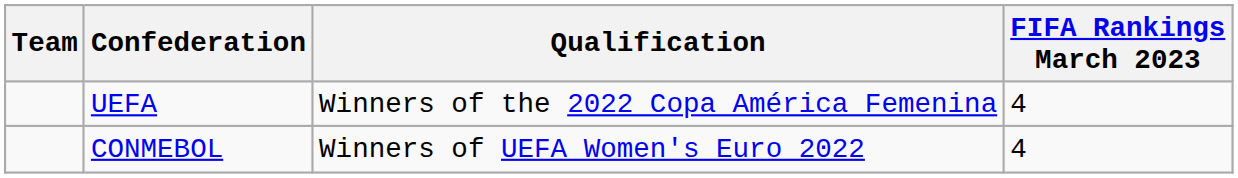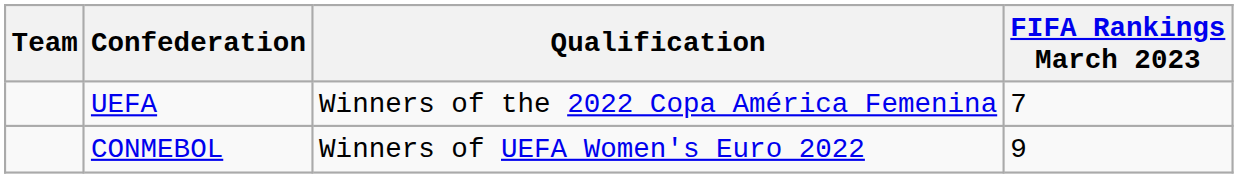(1019, 104) 4 -> (1019, 104) 7
(1019, 149) 4 -> (1019, 149) 9
